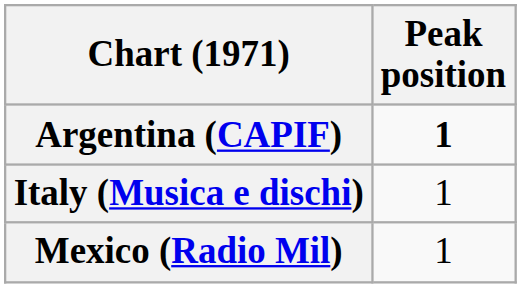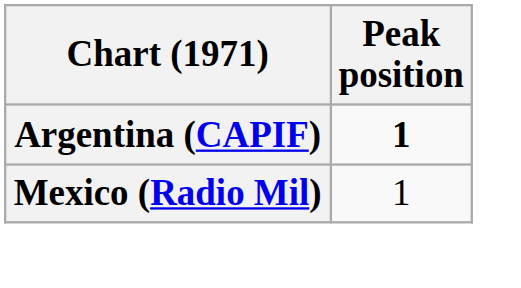- row: (189, 192)
